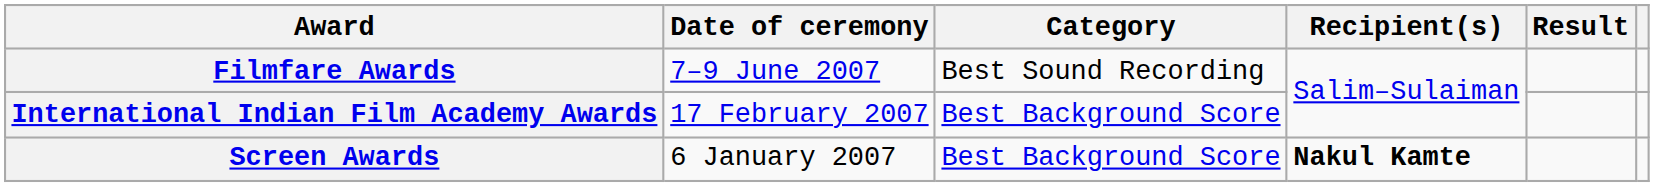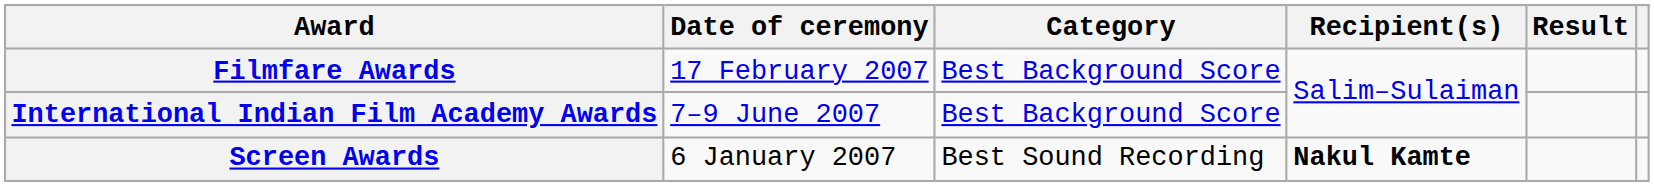(775, 71) 7–9 June 2007 -> (799, 71) 17 February 2007
(1103, 71) Best Sound Recording -> (1111, 71) Best Background Score
(799, 115) 17 February 2007 -> (775, 115) 7–9 June 2007
(1111, 159) Best Background Score -> (1103, 159) Best Sound Recording
